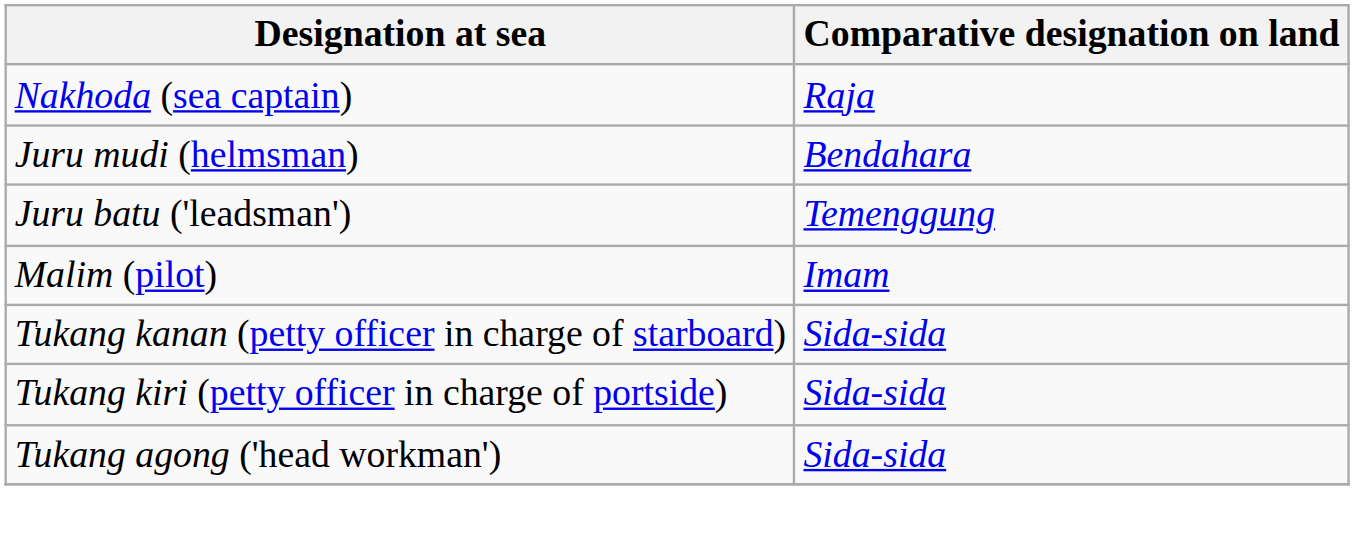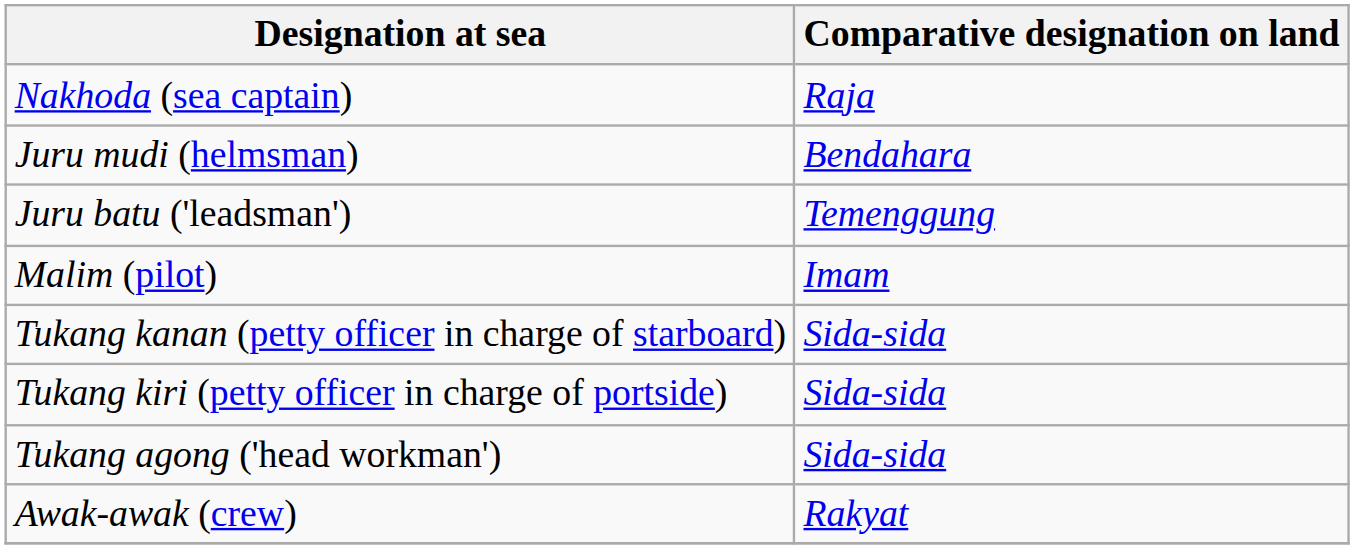+ row: (156, 513)
